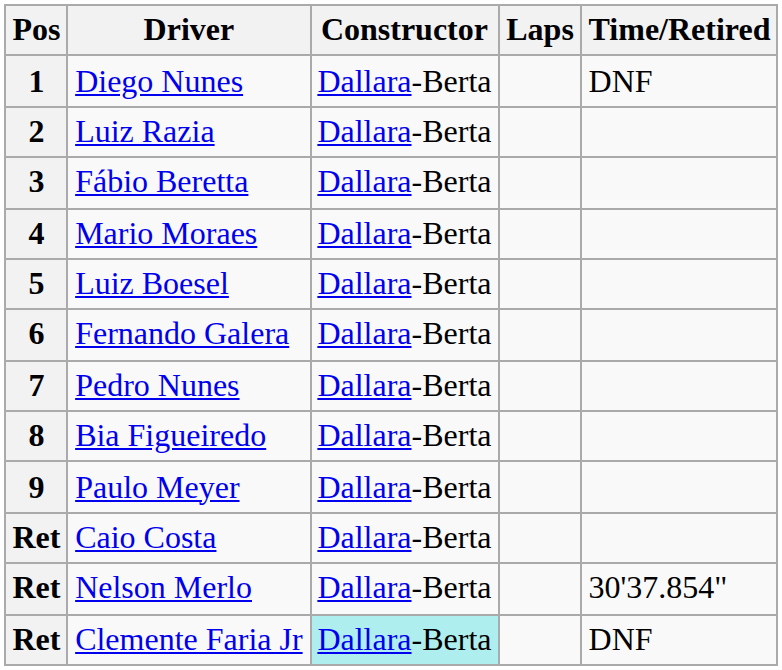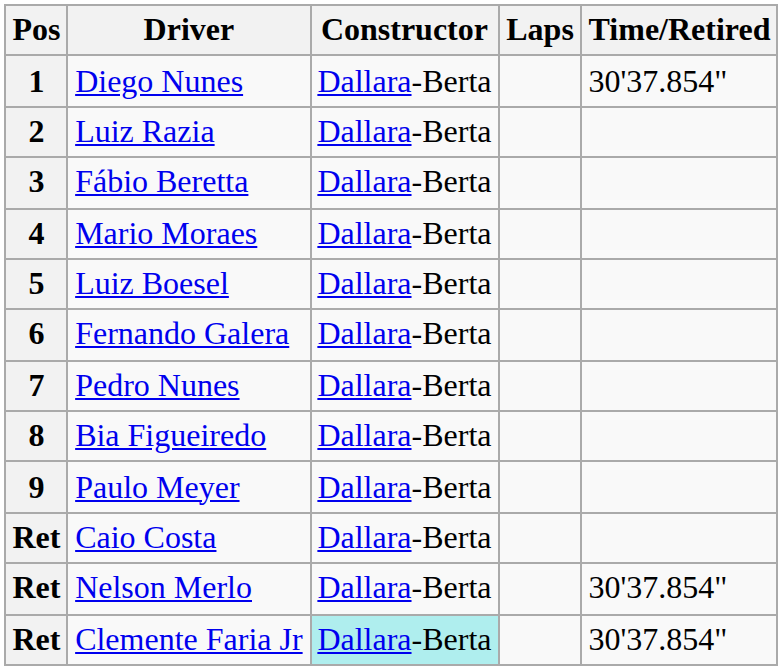(621, 80) DNF -> (658, 80) 30'37.854"
(621, 638) DNF -> (658, 638) 30'37.854"
